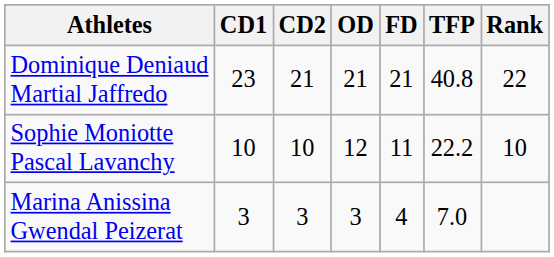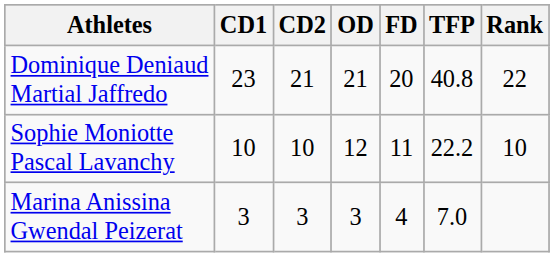(401, 79) 21 -> (401, 79) 20
